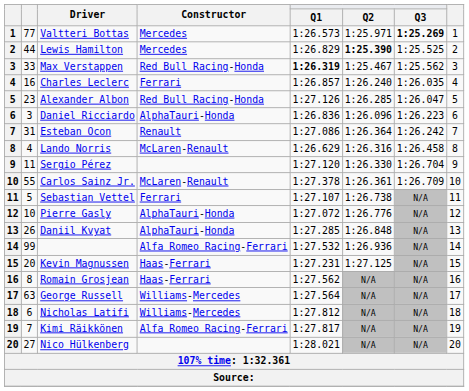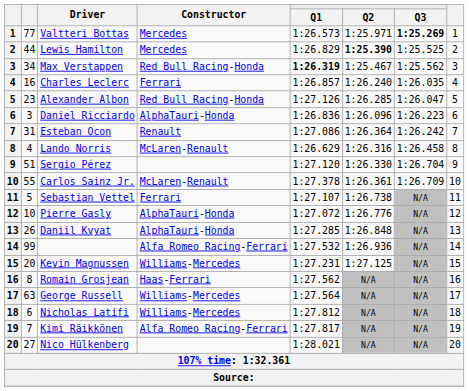(29, 67) 33 -> (29, 67) 34
(29, 165) 11 -> (29, 165) 51
(175, 263) Haas-Ferrari -> (190, 263) Williams-Mercedes
